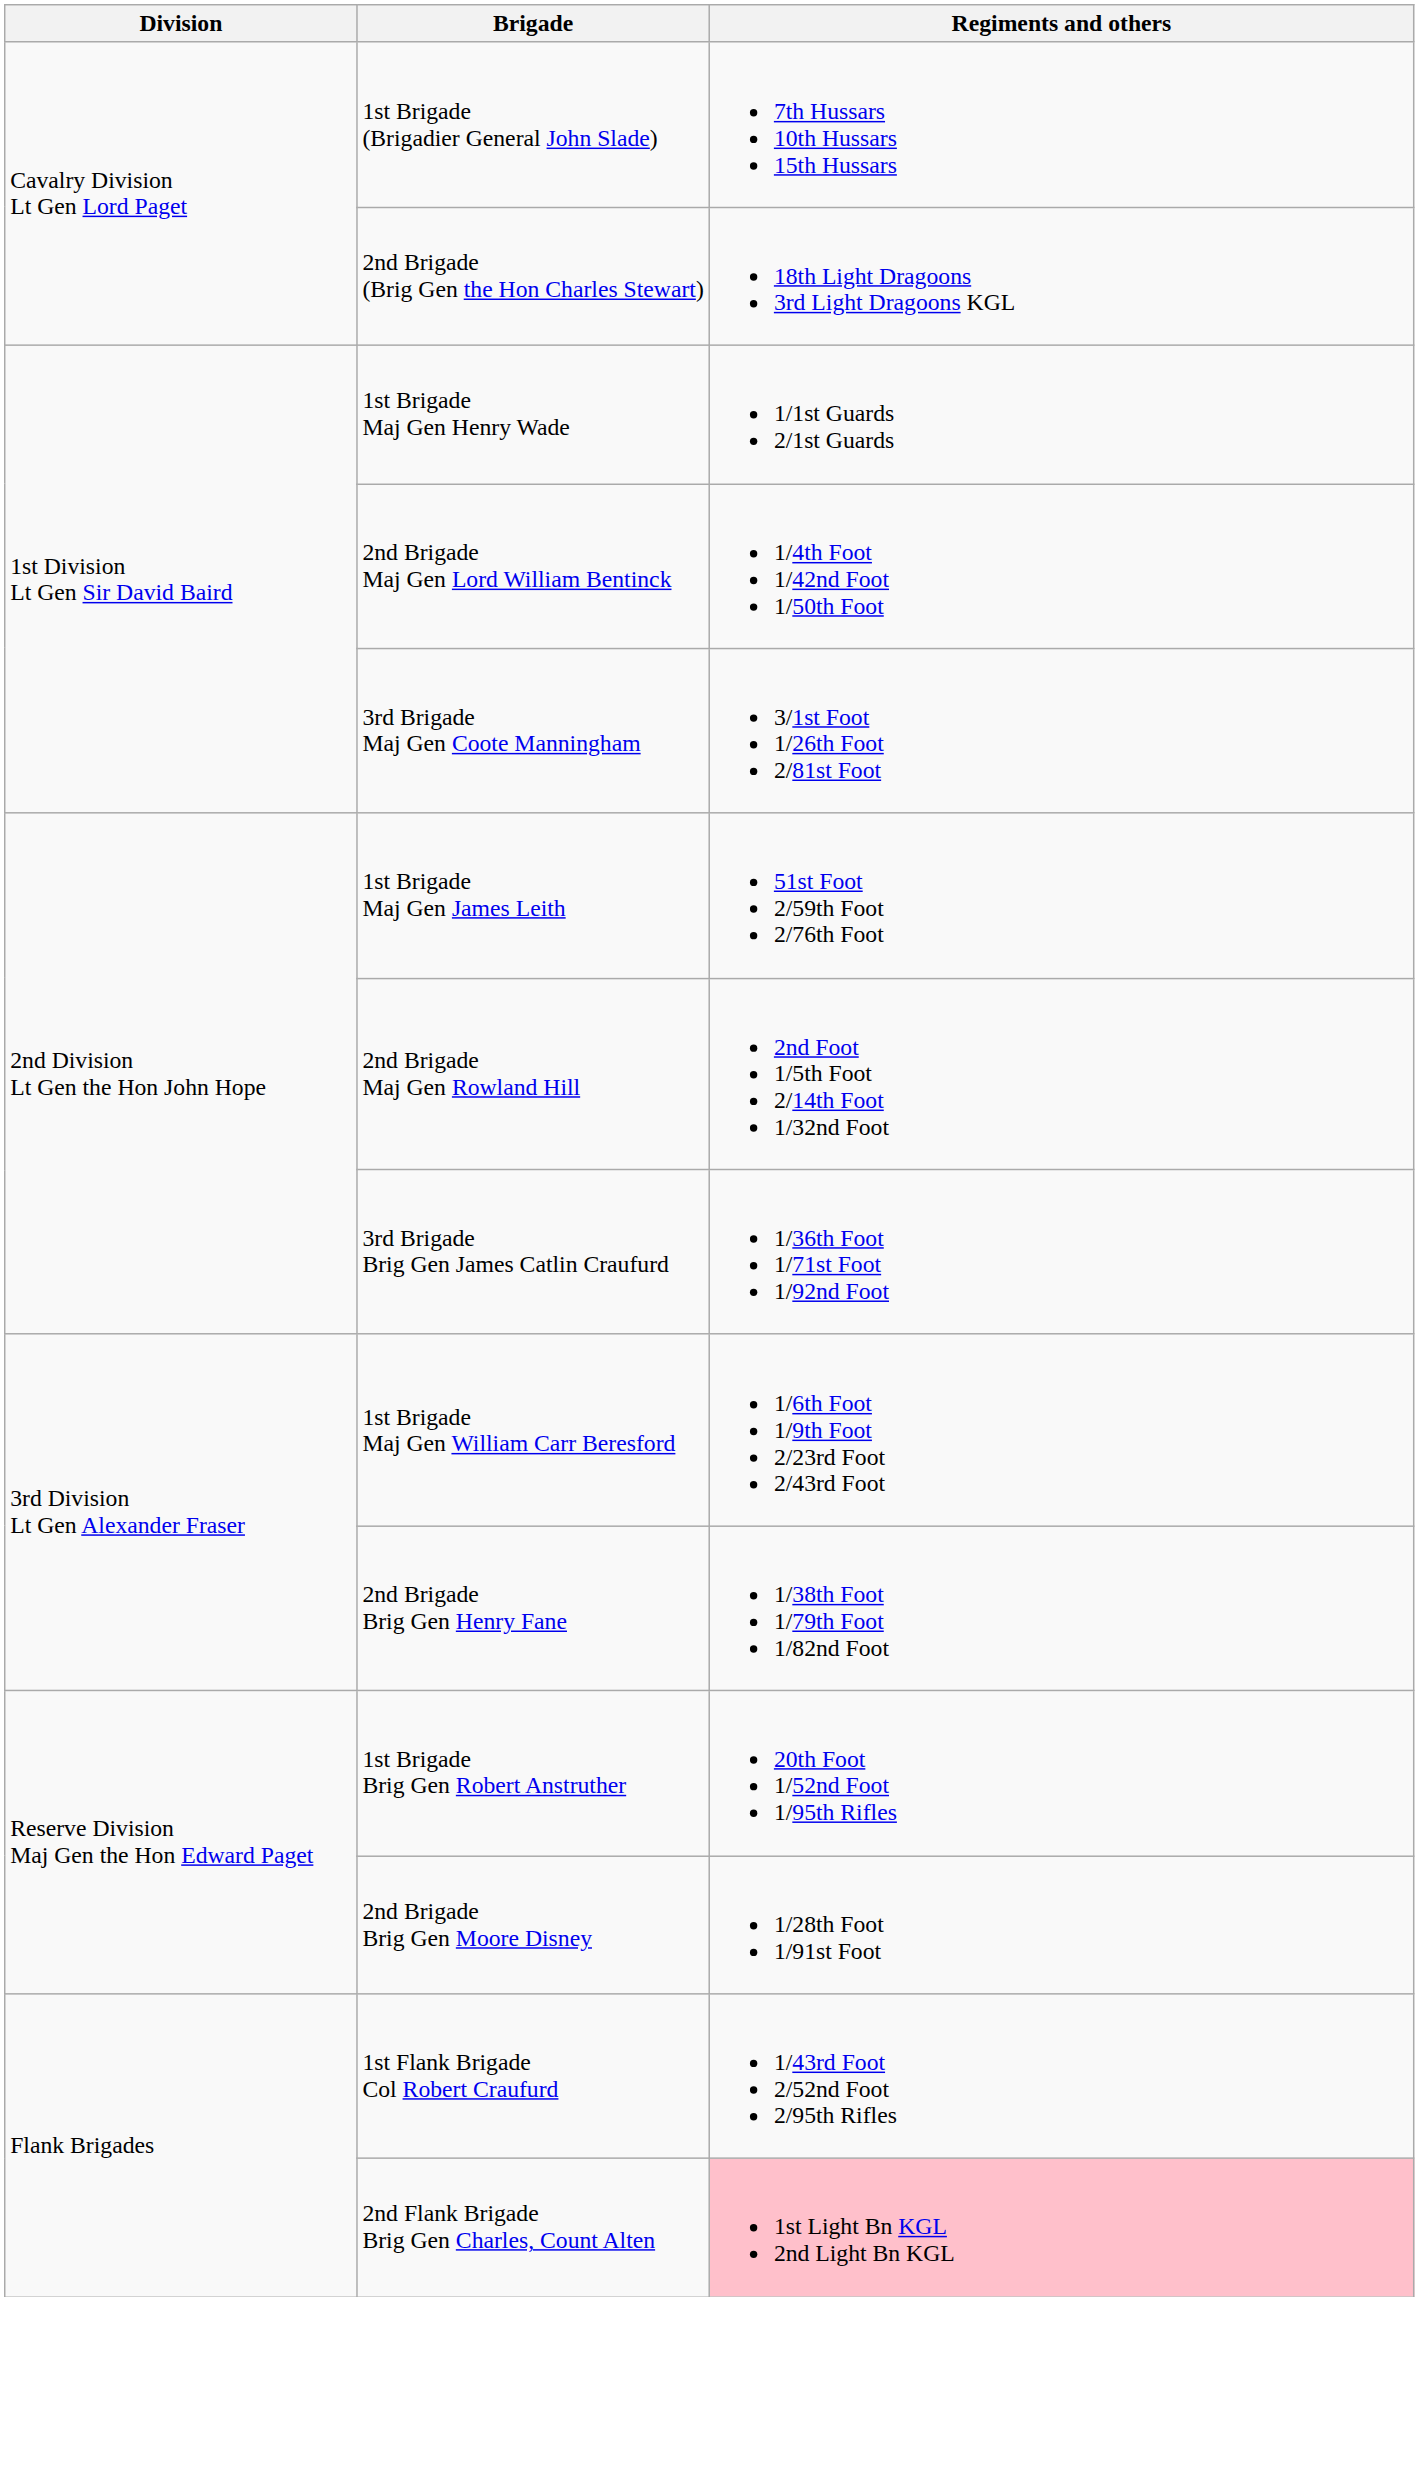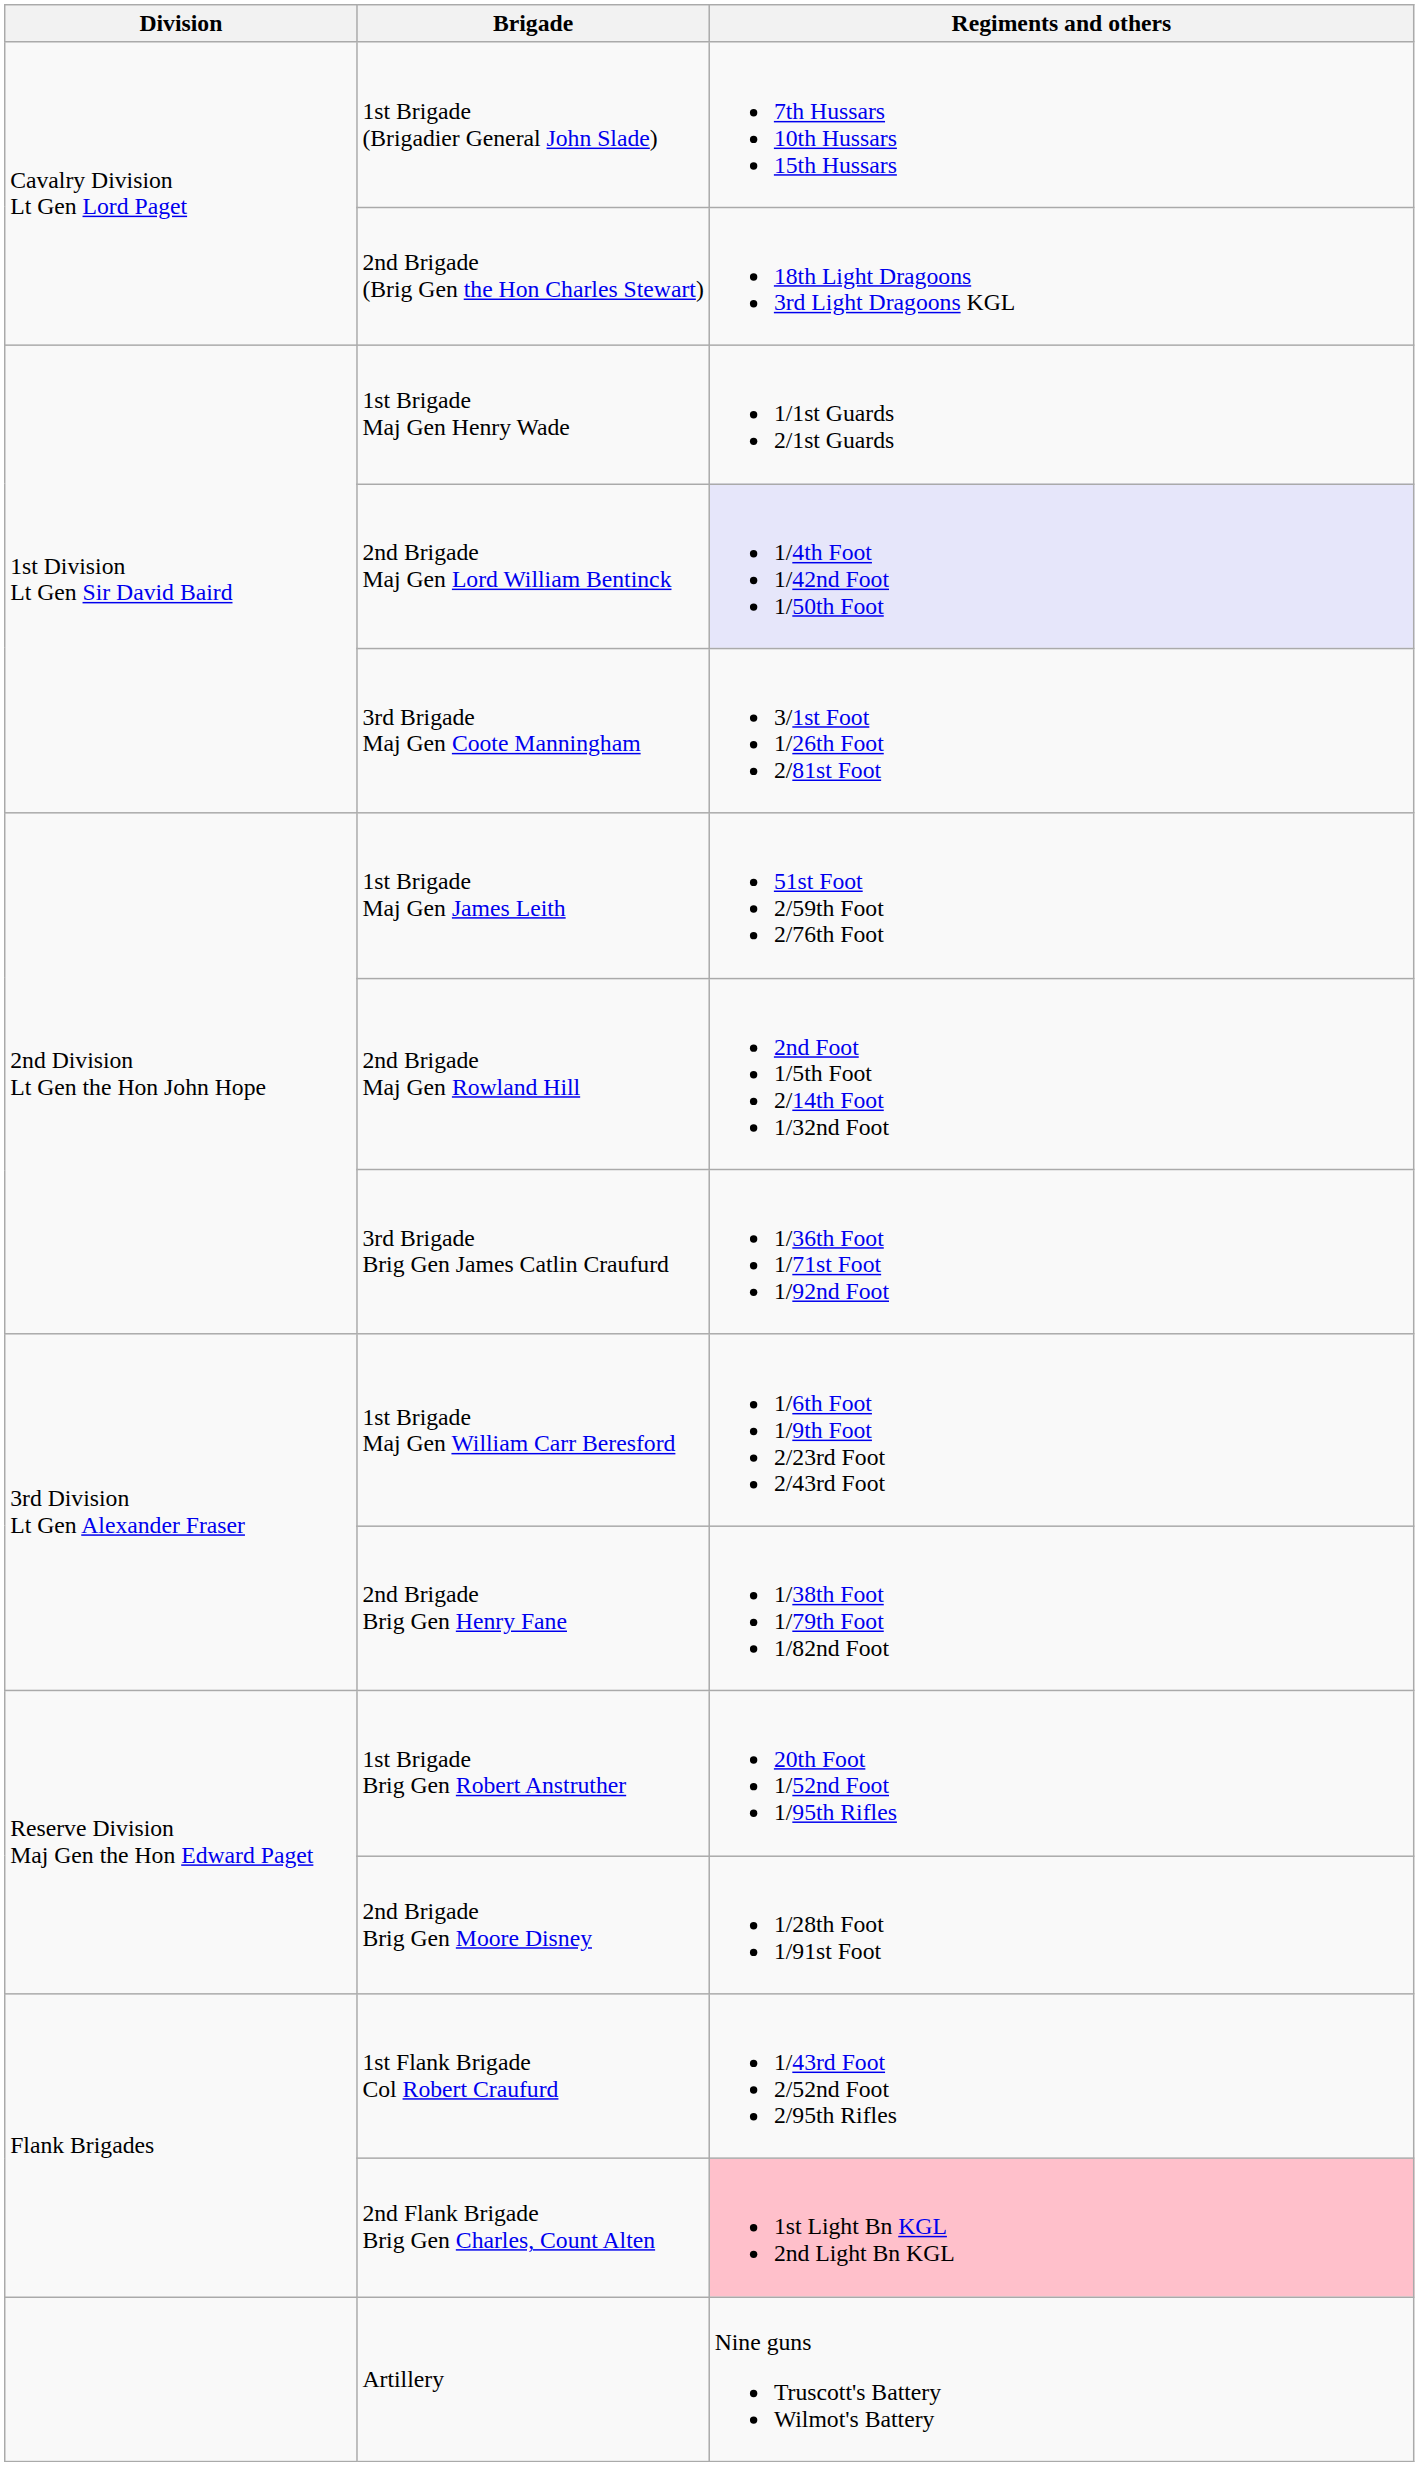(1061, 579) no background -> (1061, 579) lavender background
+ row: (403, 2378)
